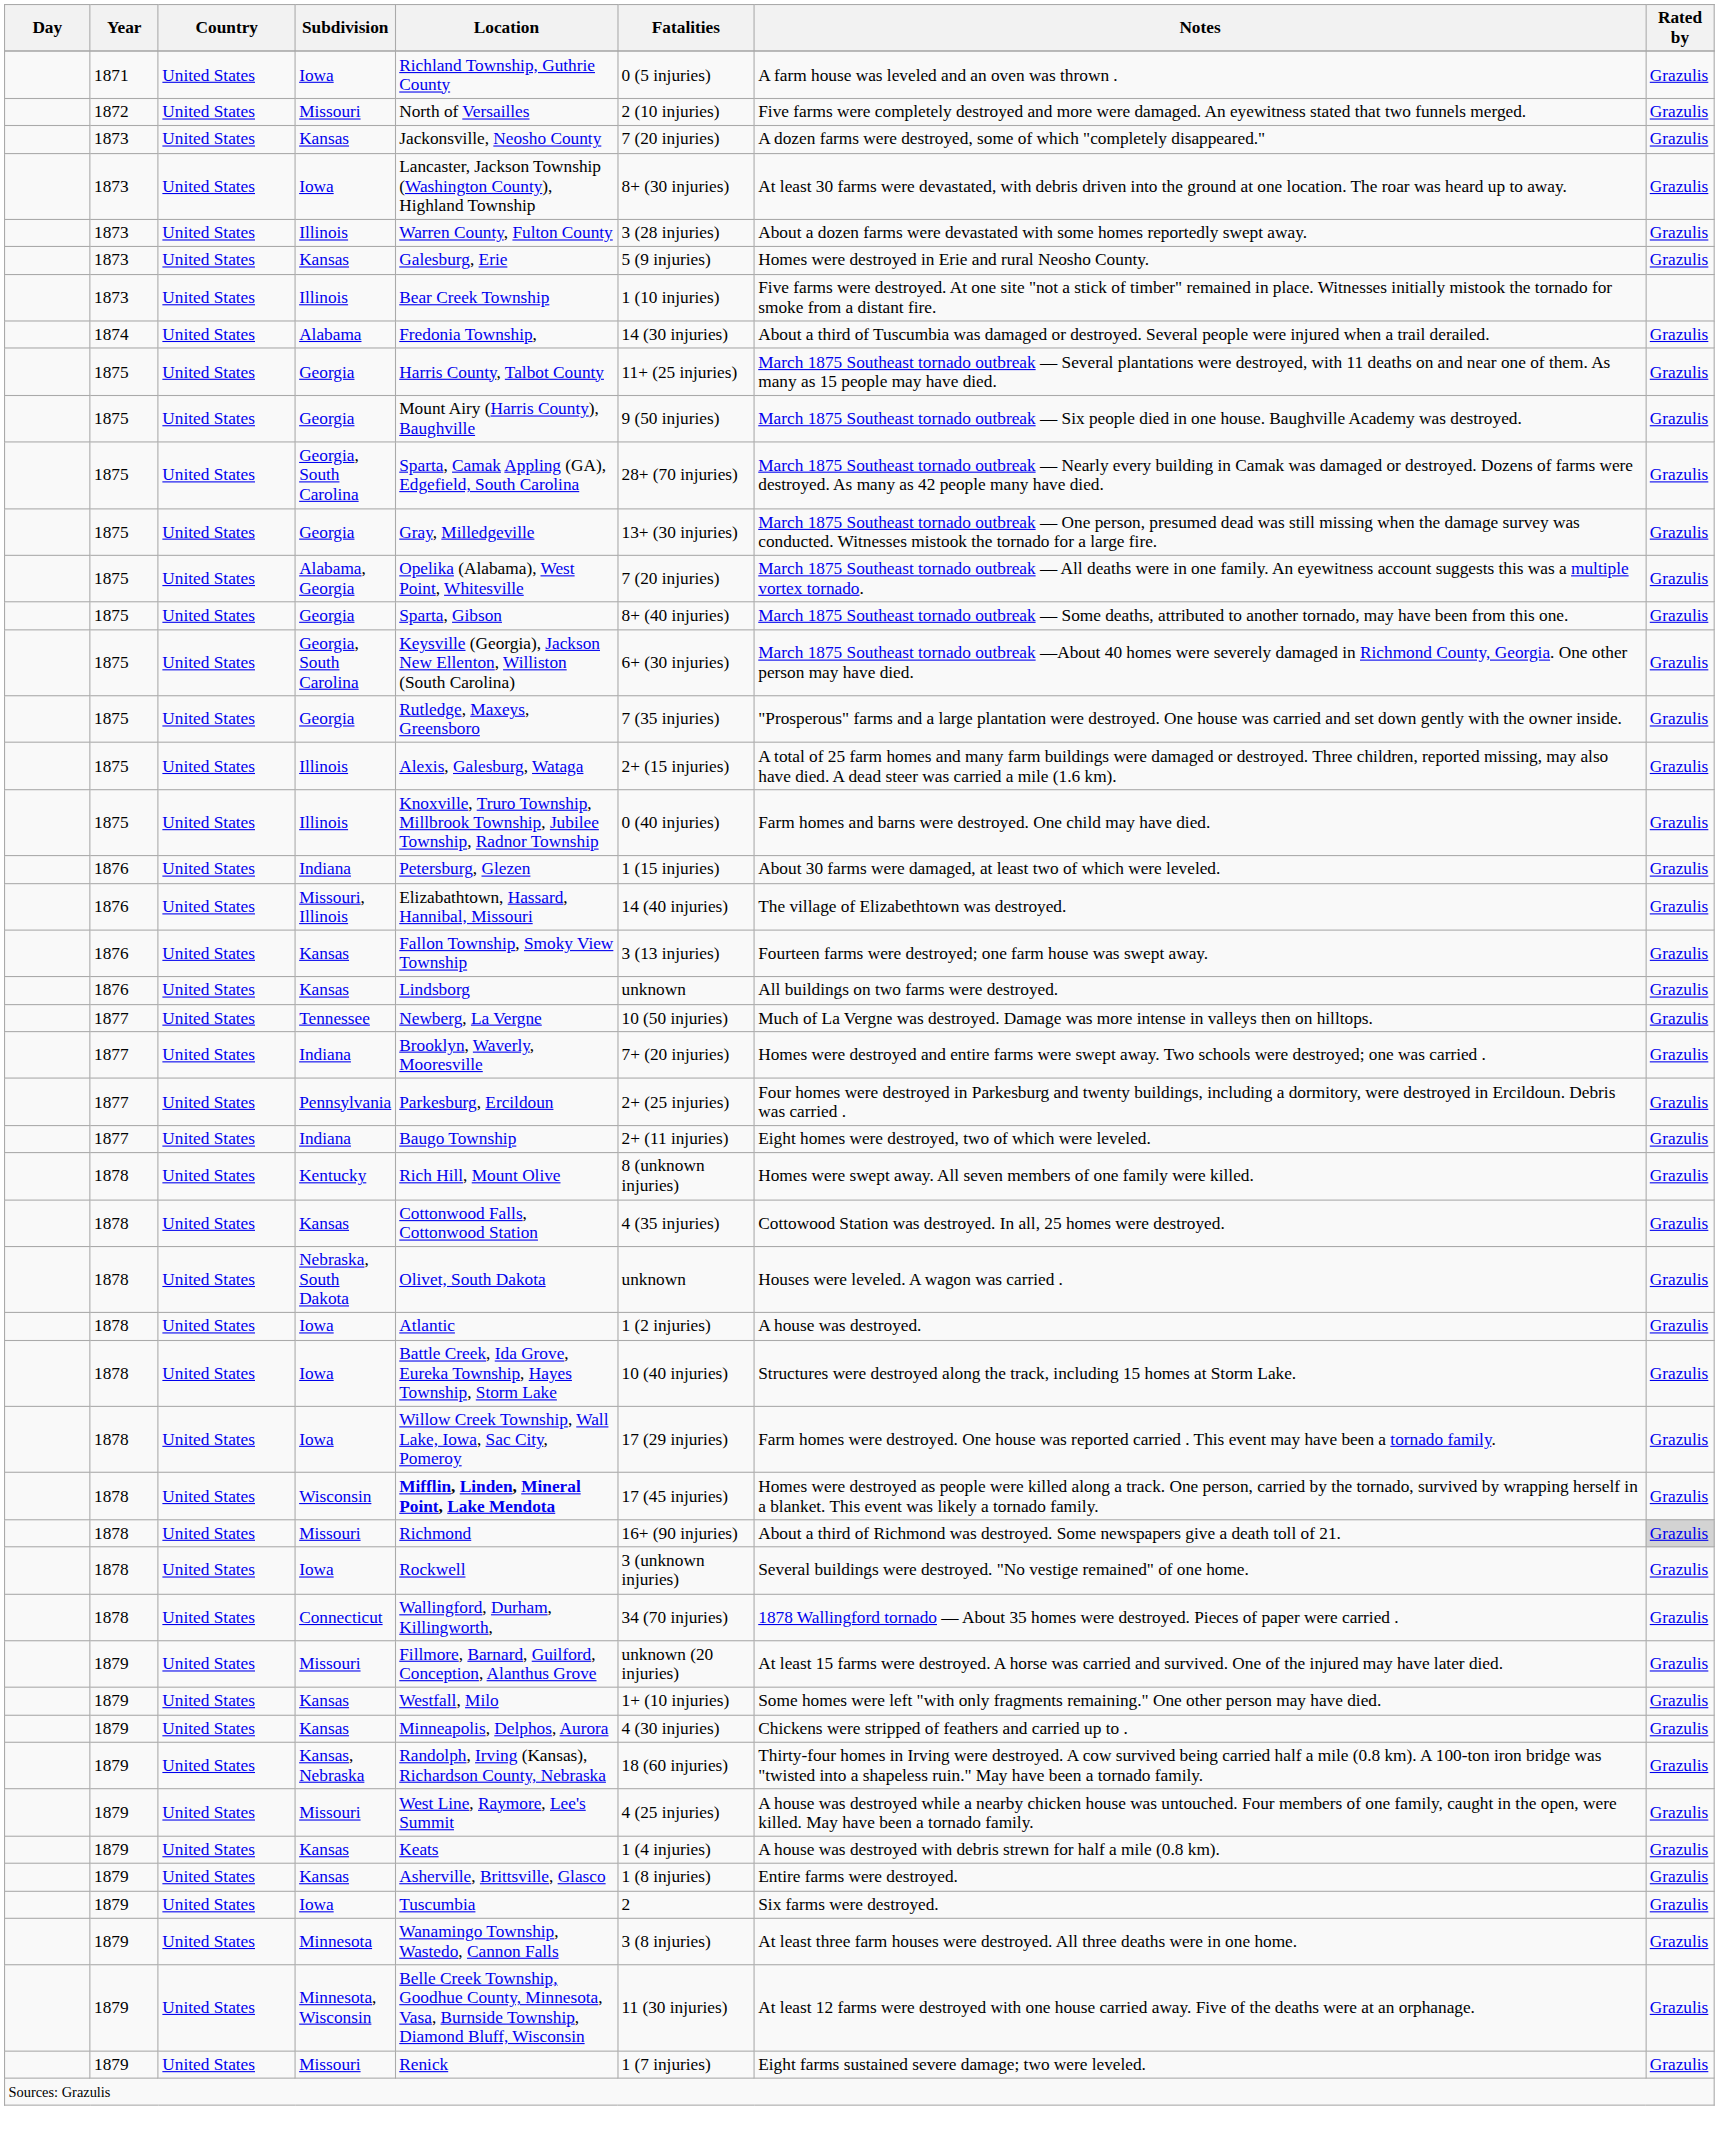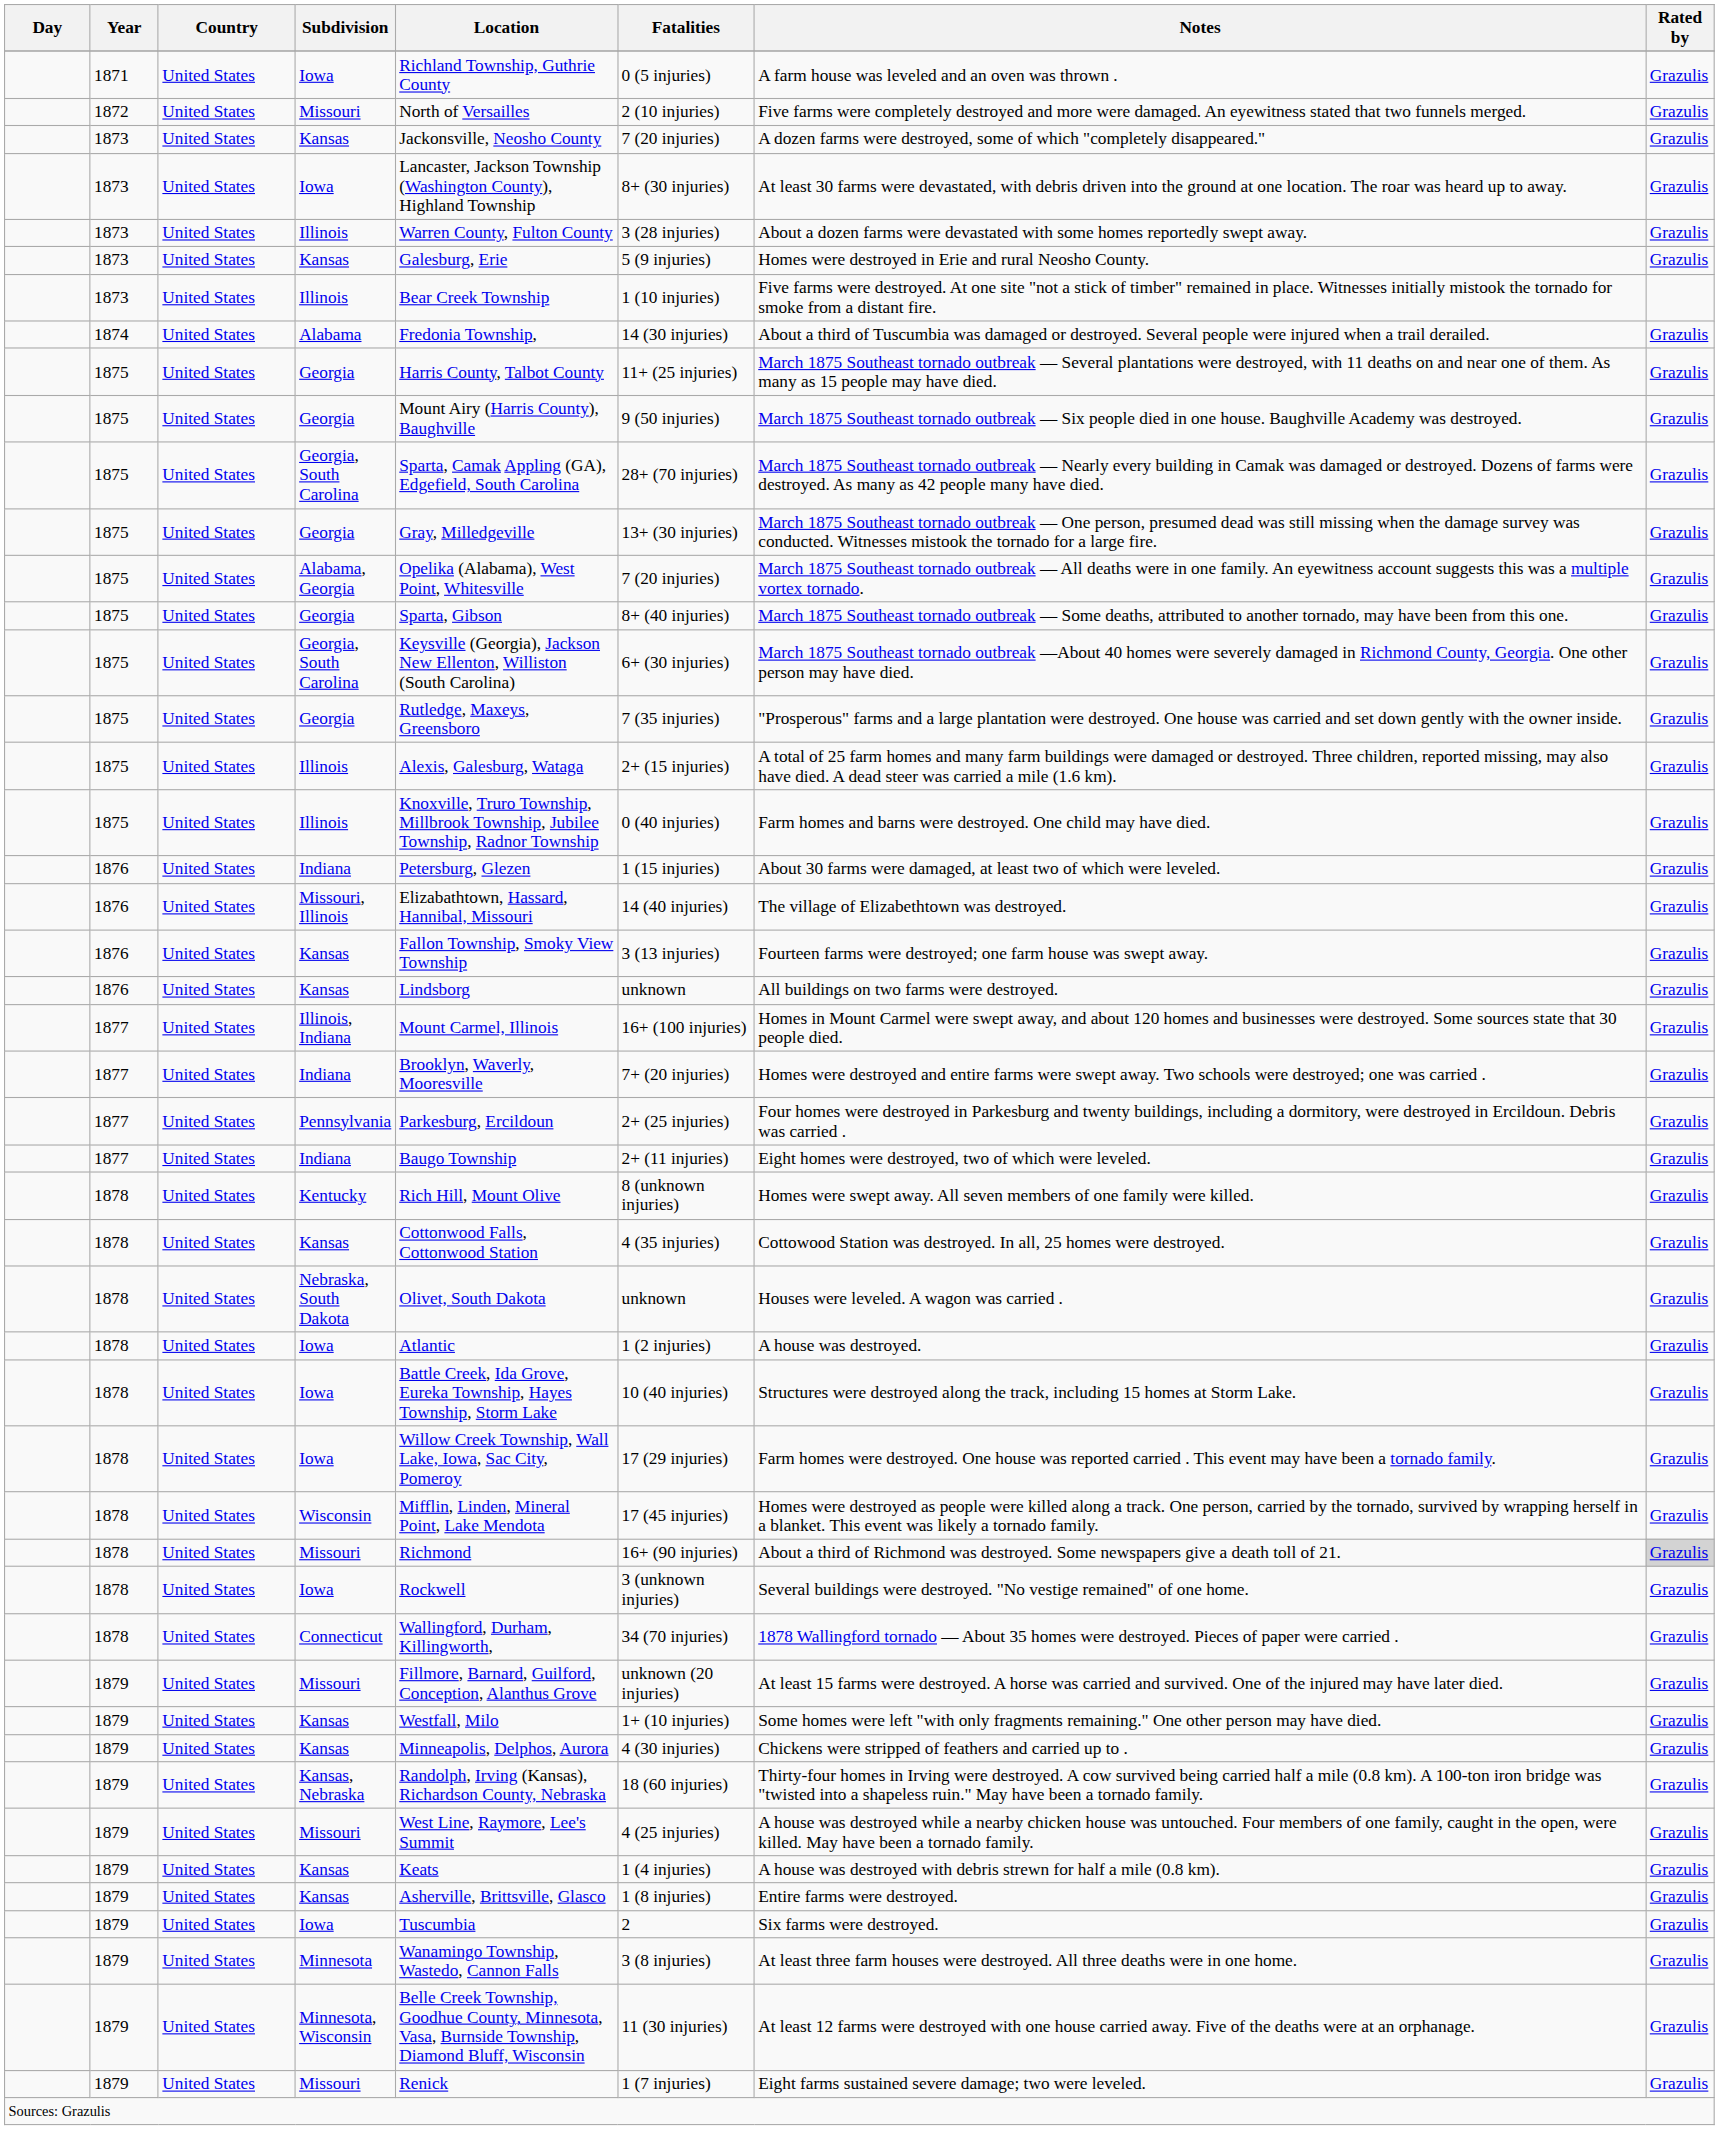- row: (111, 1017)
+ row: (111, 1027)
(490, 1496) bold -> (485, 1515) normal
